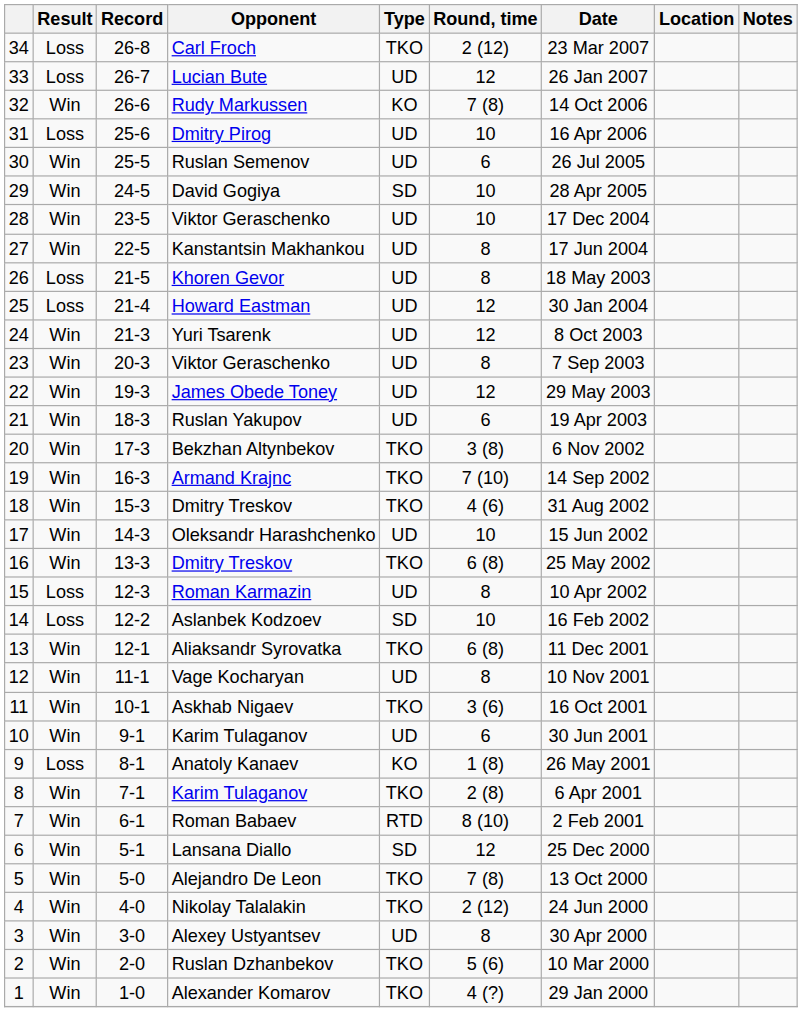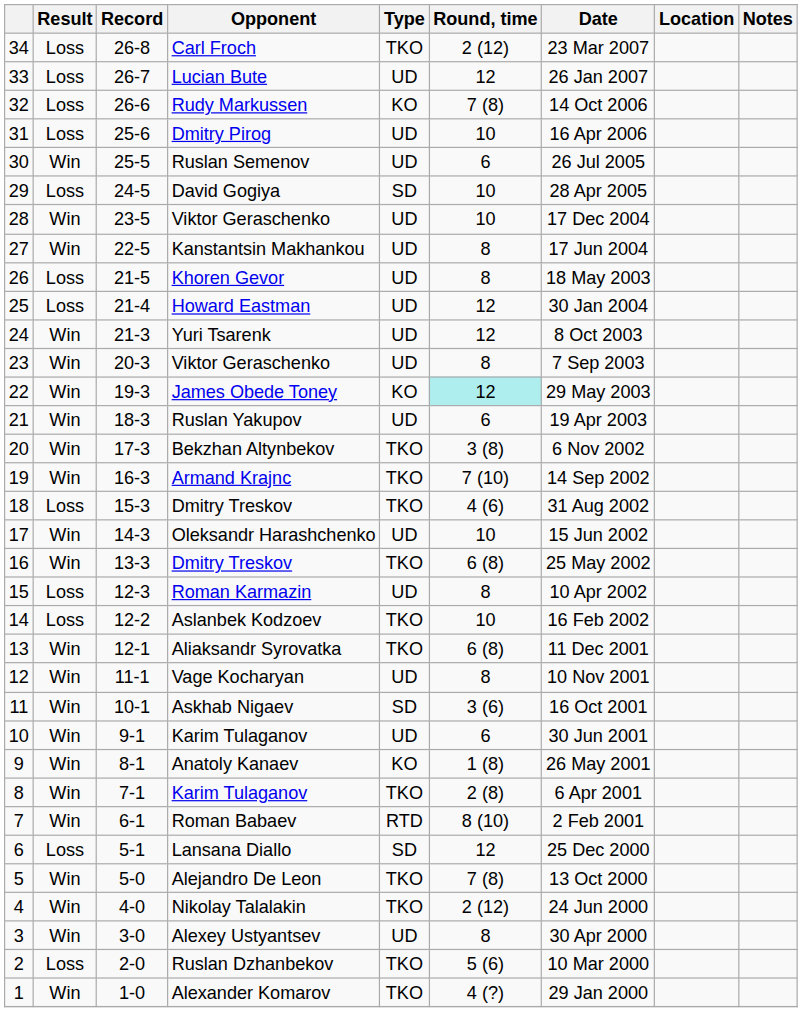(65, 105) Win -> (65, 105) Loss
(65, 191) Win -> (65, 191) Loss
(404, 391) UD -> (404, 391) KO
(485, 391) no background -> (485, 391) paleturquoise background
(65, 506) Win -> (65, 506) Loss
(404, 620) SD -> (404, 620) TKO
(404, 706) TKO -> (404, 706) SD
(65, 764) Loss -> (65, 764) Win
(65, 849) Win -> (65, 849) Loss
(65, 964) Win -> (65, 964) Loss
